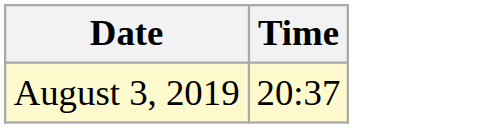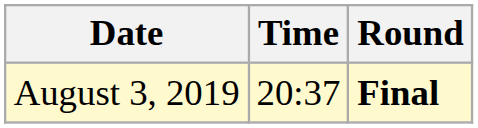+ column: (411, 33)
